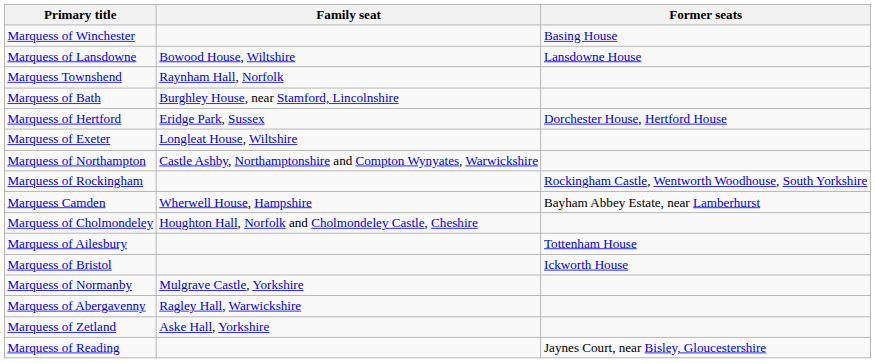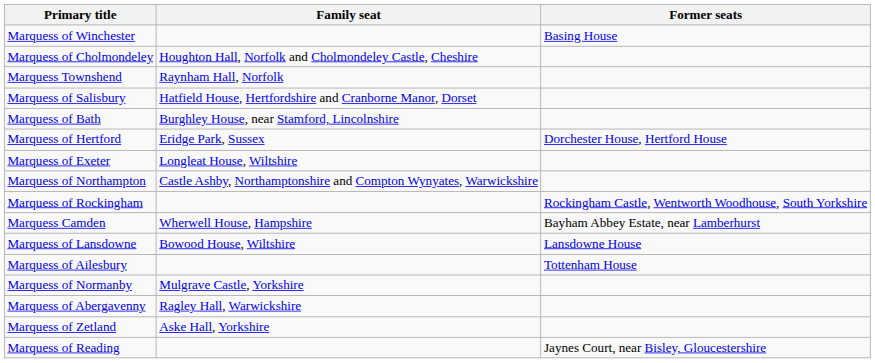rows swapped: (72, 56) <-> (80, 222)
+ row: (66, 98)
- row: (60, 264)
